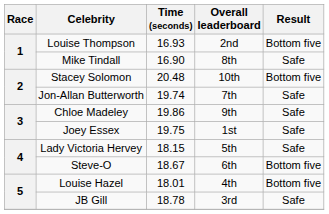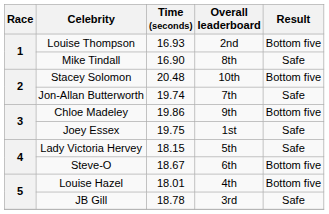(293, 113) Safe -> (293, 113) Bottom five
